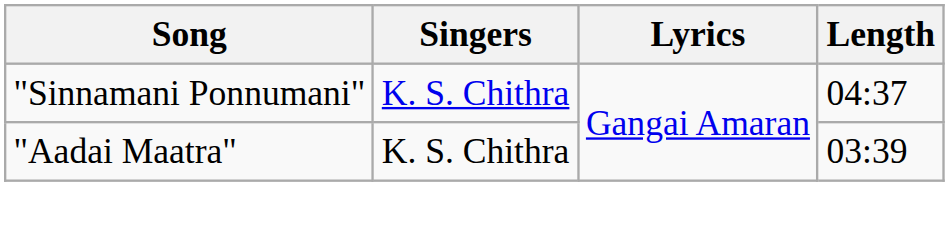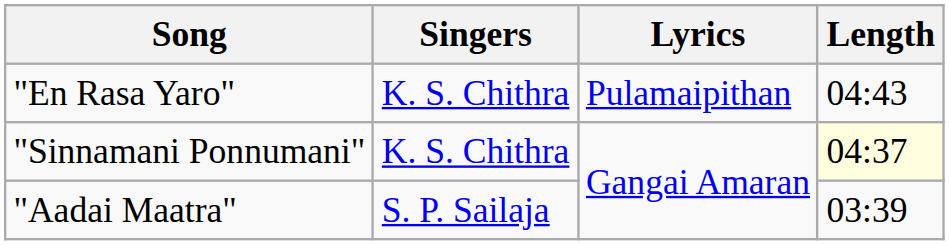+ row: (124, 92)
(867, 92) no background -> (867, 151) lightyellow background
(476, 151) K. S. Chithra -> (466, 209) S. P. Sailaja
